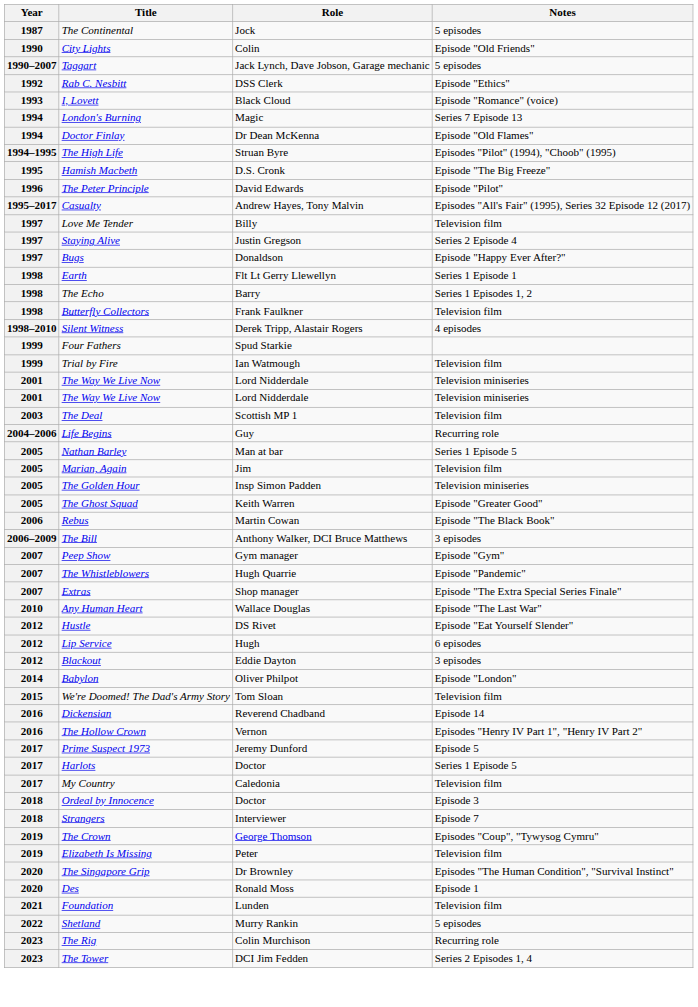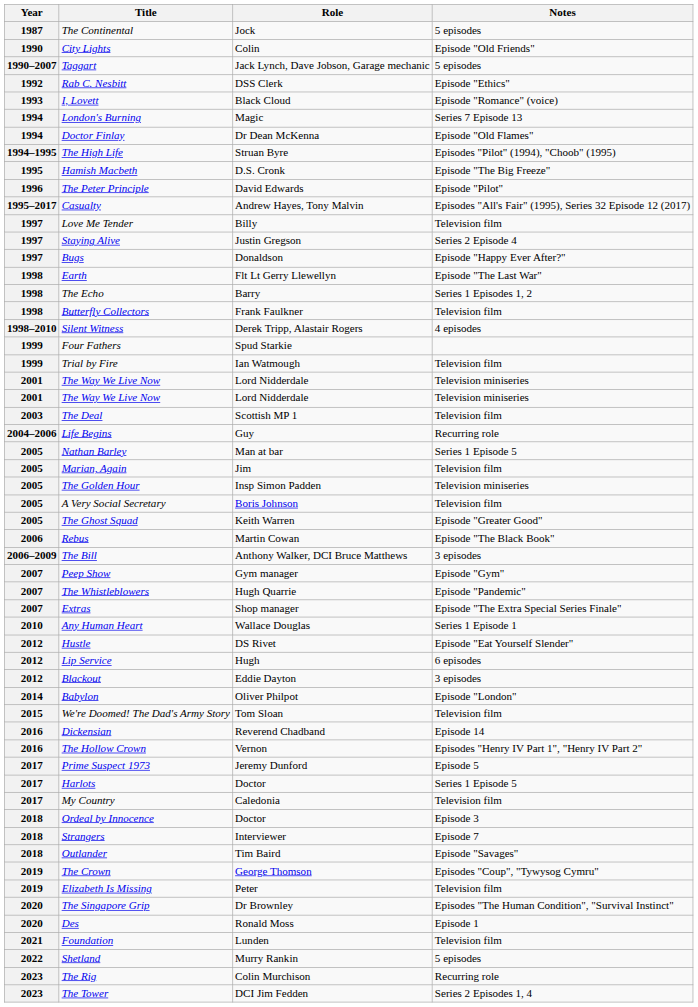(476, 275) Series 1 Episode 1 -> (488, 275) Episode "The Last War"
+ row: (114, 503)
(488, 608) Episode "The Last War" -> (476, 626) Series 1 Episode 1
+ row: (84, 853)
